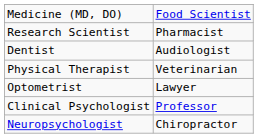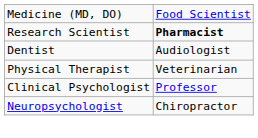(190, 32) normal -> (190, 32) bold
- row: (45, 87)
